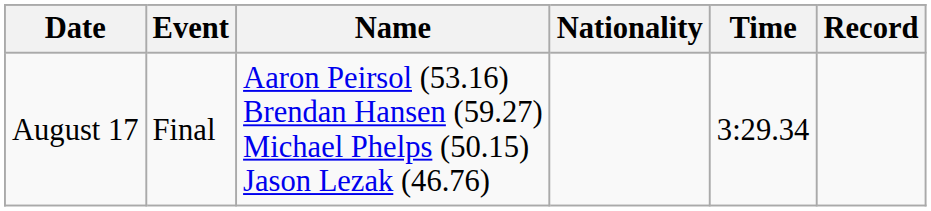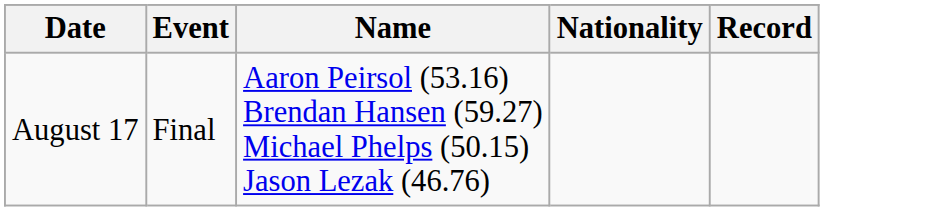- column: (763, 28)
